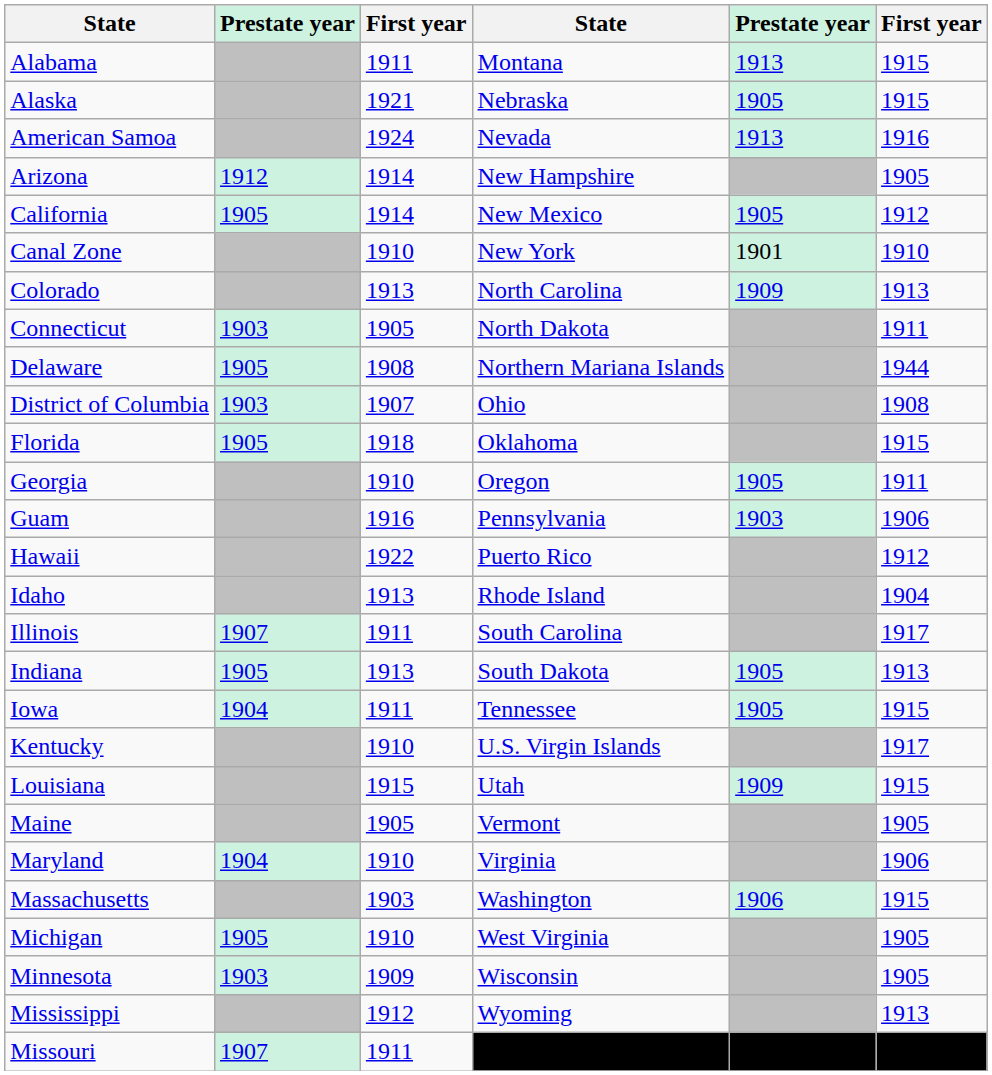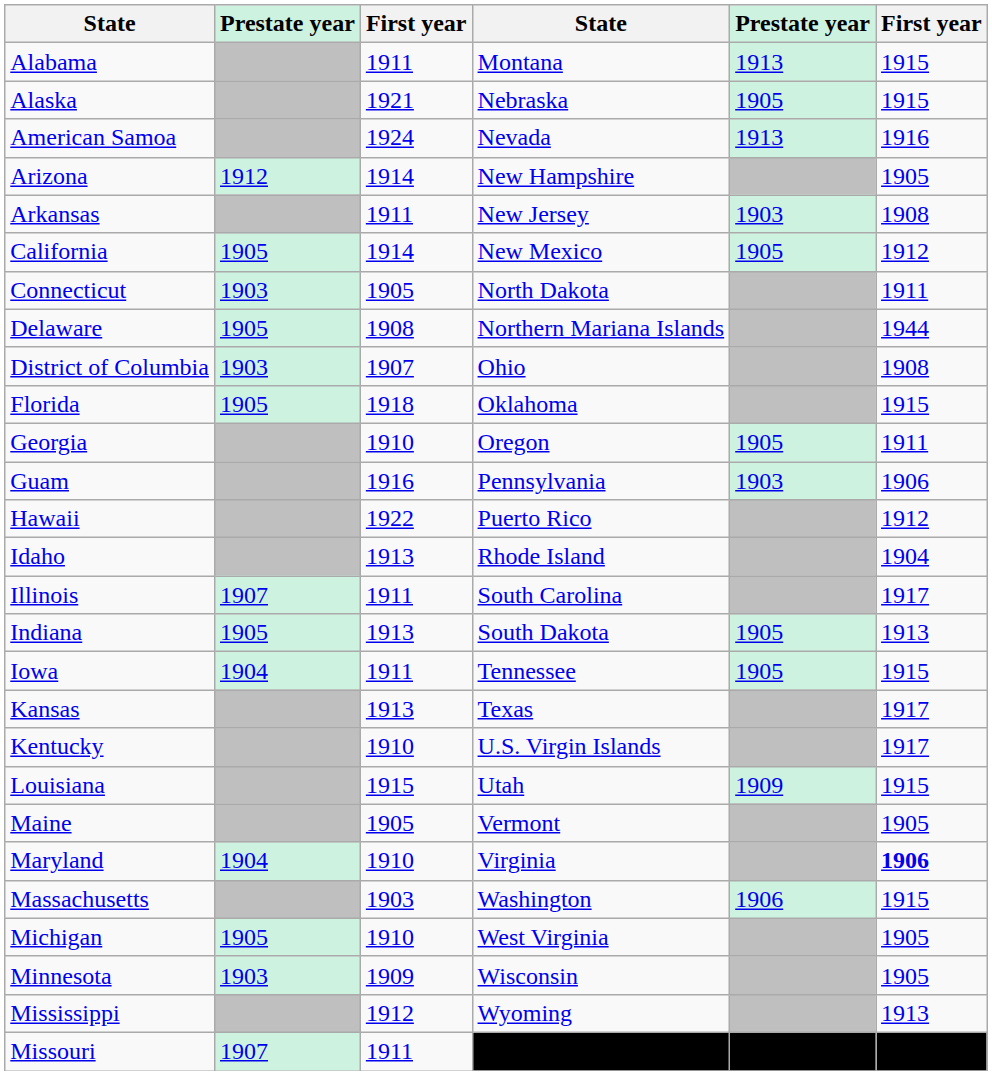+ row: (55, 213)
- row: (66, 251)
- row: (55, 289)
+ row: (45, 708)
(905, 860) normal -> (905, 860) bold
